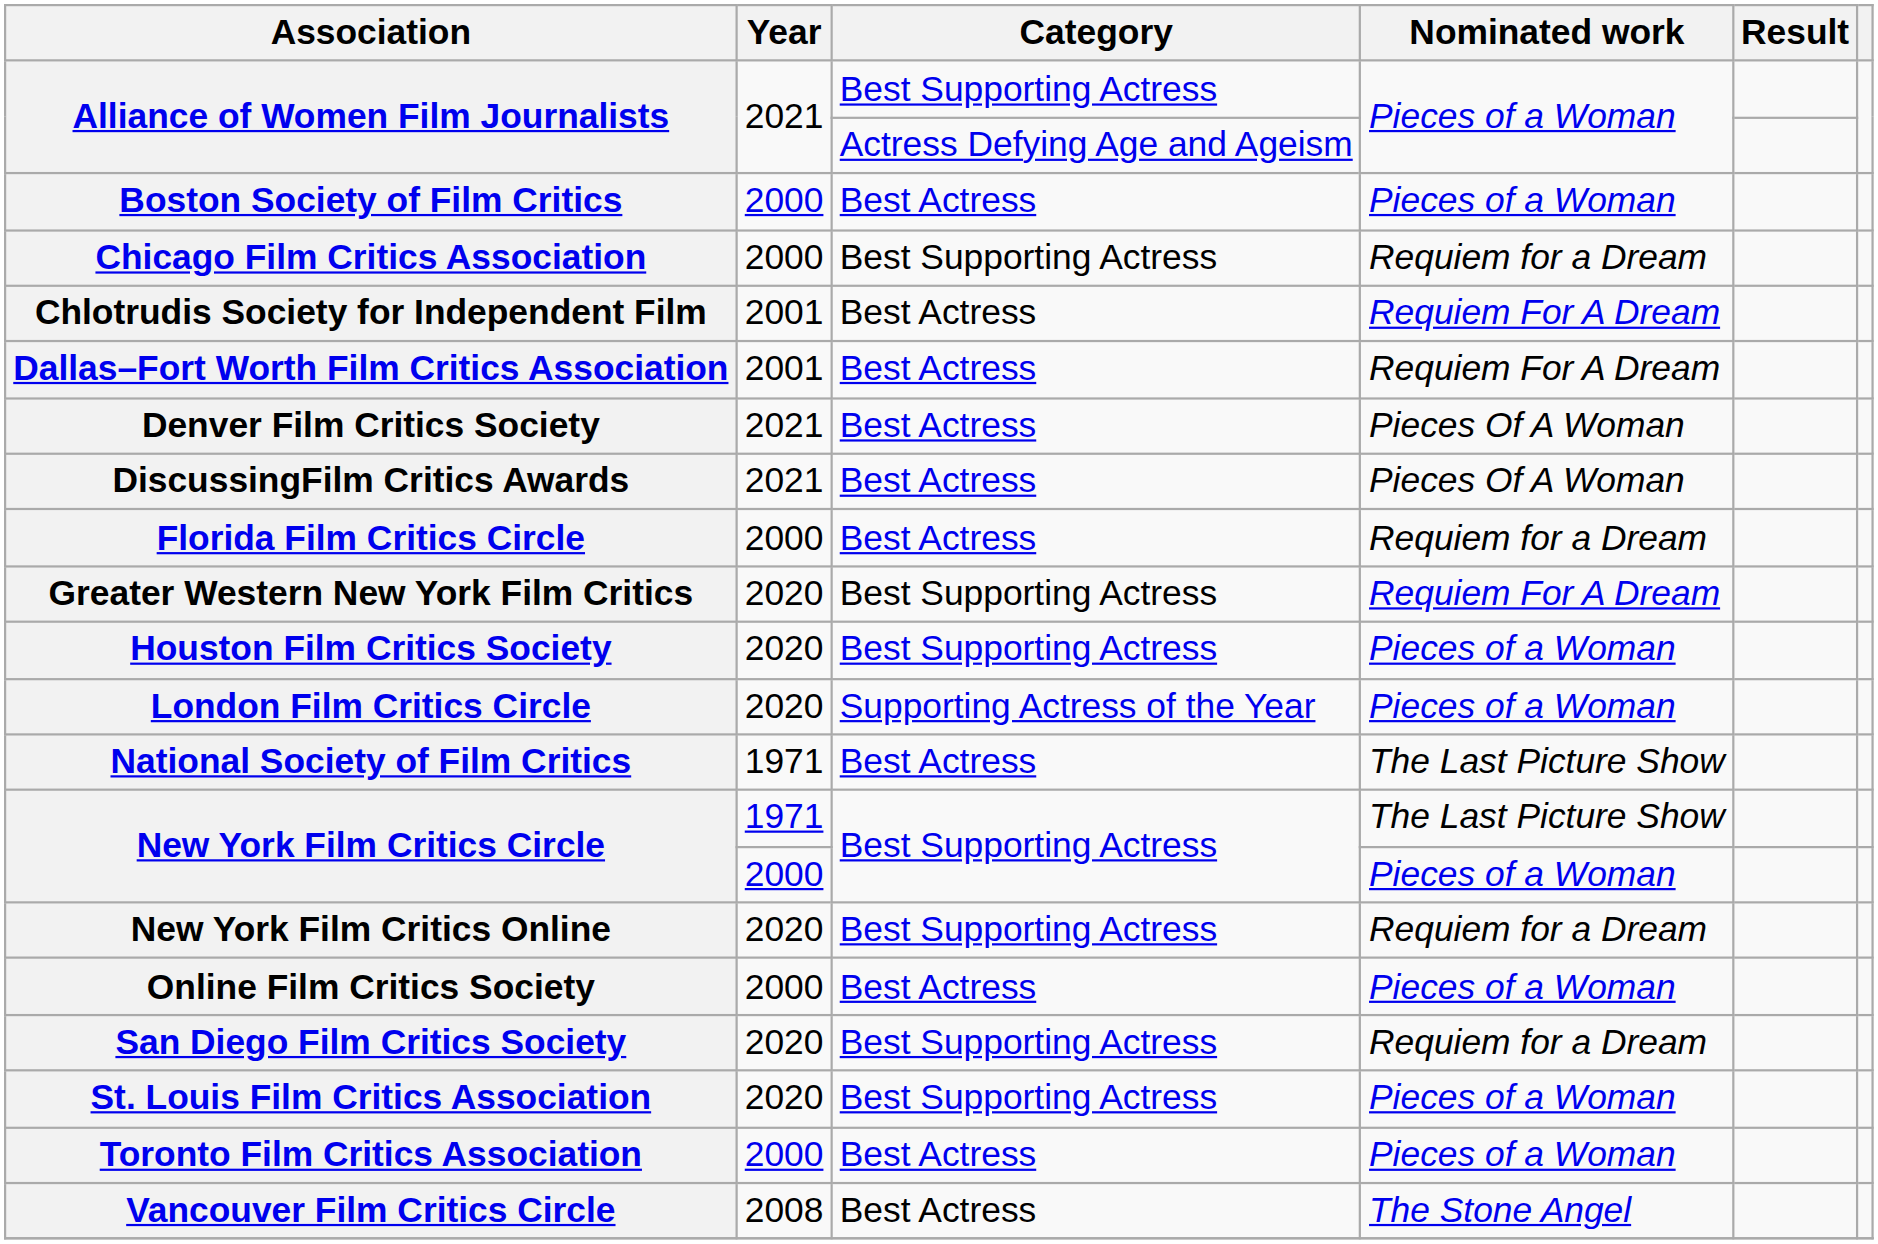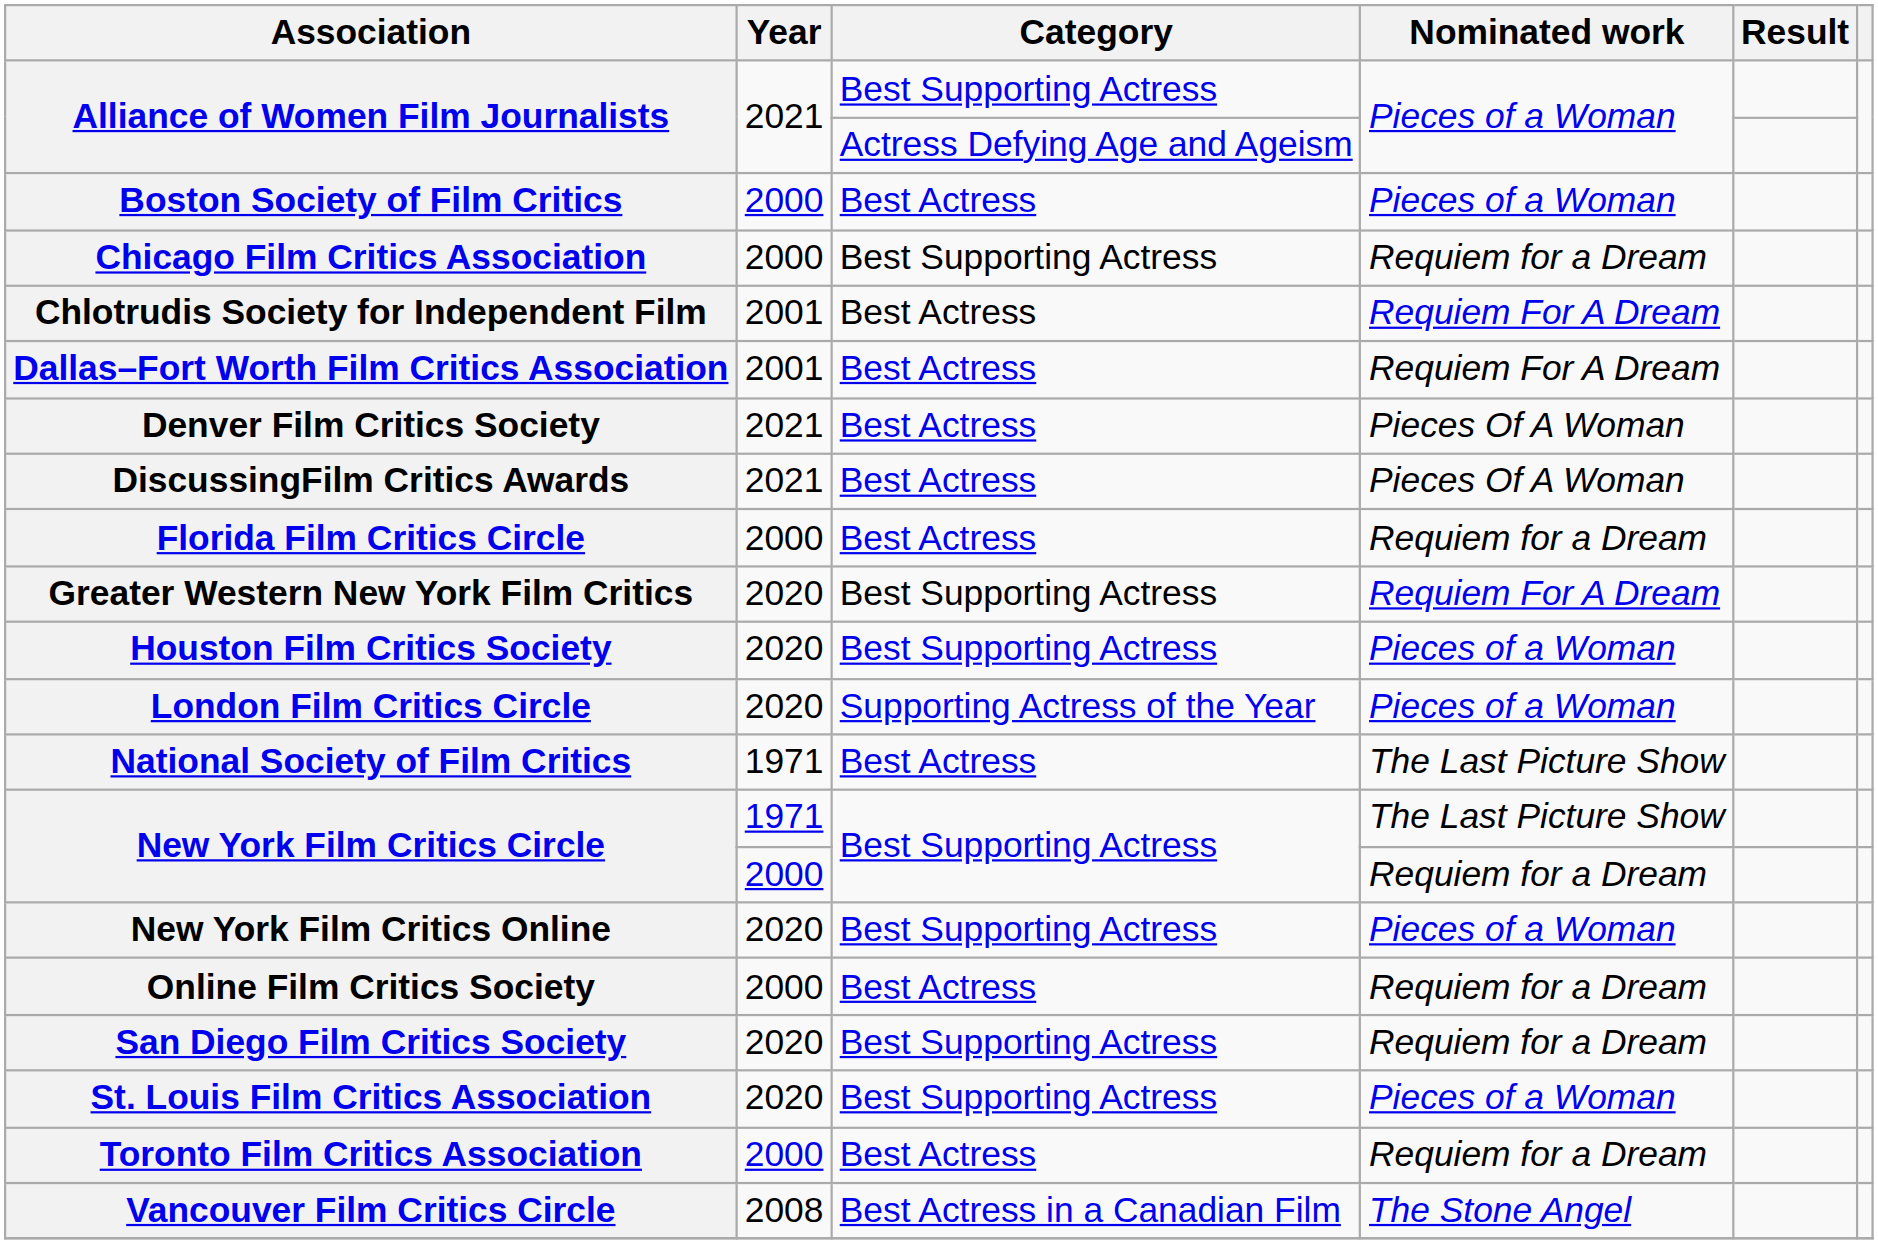(1522, 873) Pieces of a Woman -> (1538, 873) Requiem for a Dream
(1538, 929) Requiem for a Dream -> (1522, 929) Pieces of a Woman
(1522, 985) Pieces of a Woman -> (1538, 985) Requiem for a Dream
(1522, 1154) Pieces of a Woman -> (1538, 1154) Requiem for a Dream
(938, 1210) Best Actress -> (1090, 1210) Best Actress in a Canadian Film
